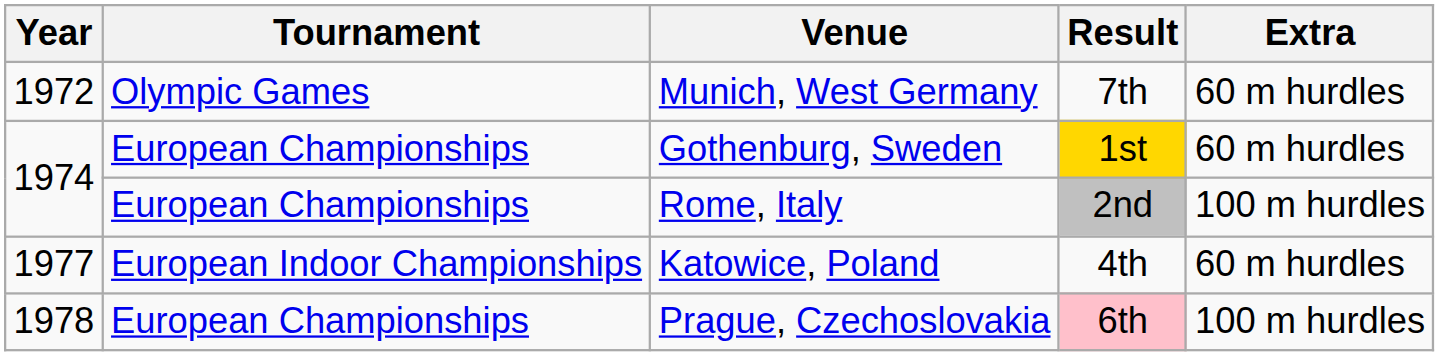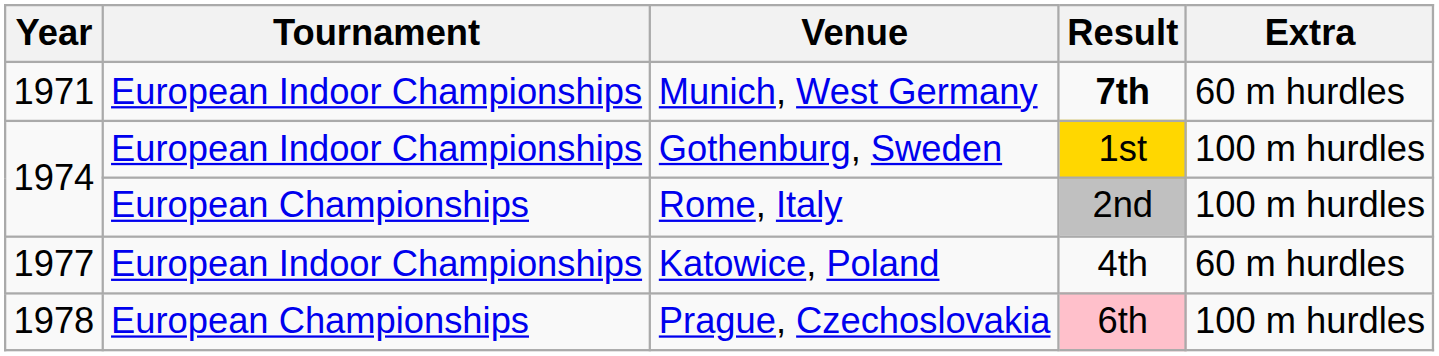(54, 90) 1972 -> (54, 90) 1971
(240, 90) Olympic Games -> (377, 90) European Indoor Championships
(1123, 90) normal -> (1123, 90) bold
(320, 148) European Championships -> (377, 148) European Indoor Championships
(1300, 148) 60 m hurdles -> (1310, 148) 100 m hurdles
